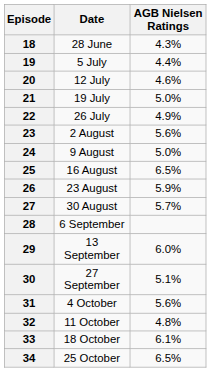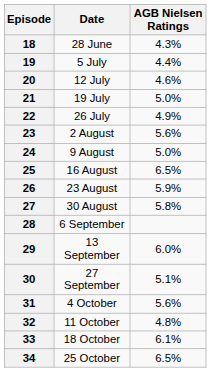(168, 206) 5.7% -> (168, 206) 5.8%
